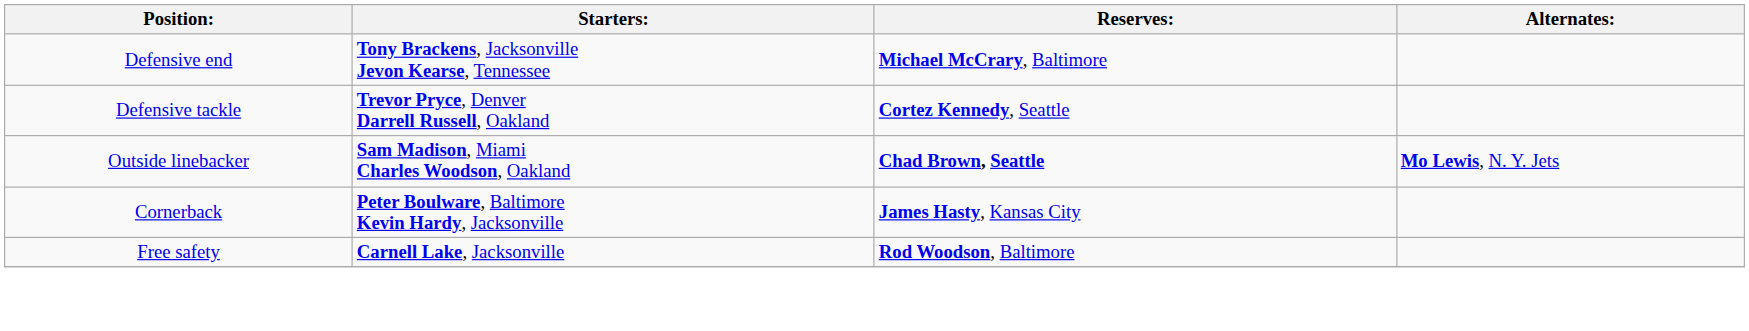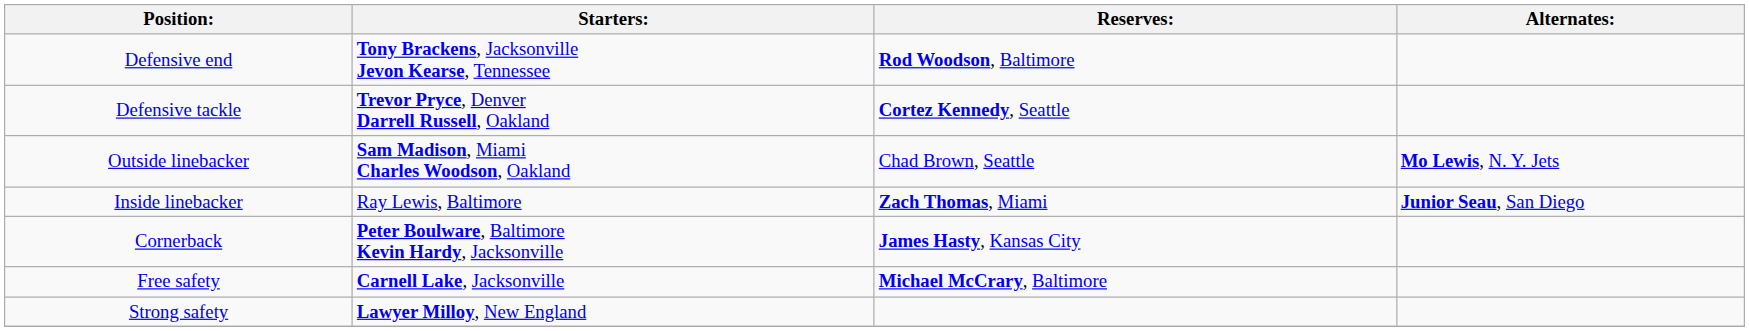(993, 59) Michael McCrary, Baltimore -> (977, 59) Rod Woodson, Baltimore
(962, 161) bold -> (957, 161) normal
+ row: (179, 201)
(977, 252) Rod Woodson, Baltimore -> (993, 281) Michael McCrary, Baltimore
+ row: (179, 311)
